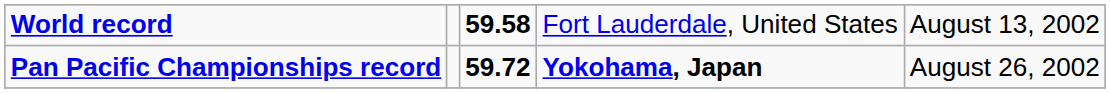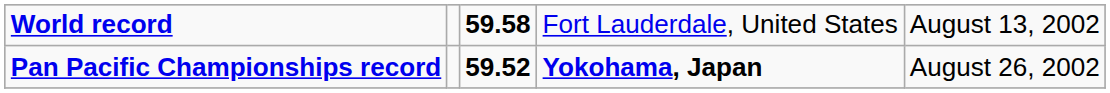(498, 66) 59.72 -> (498, 66) 59.52
